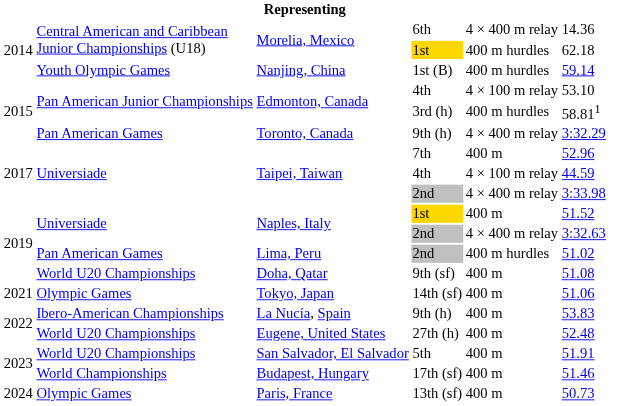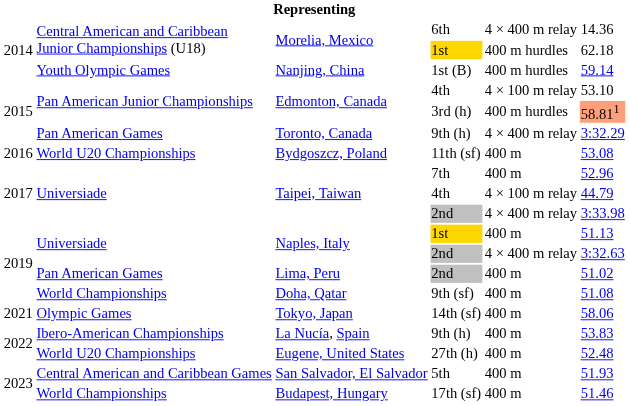(581, 112) no background -> (600, 112) lightsalmon background
+ row: (331, 154)
(578, 174) 44.59 -> (597, 194) 44.79
(578, 214) 51.52 -> (597, 234) 51.13
(507, 254) 400 m hurdles -> (503, 274) 400 m
(116, 274) World U20 Championships -> (102, 294) World Championships
(578, 294) 51.06 -> (597, 314) 58.06
(116, 354) World U20 Championships -> (154, 374) Central American and Caribbean Games
(578, 354) 51.91 -> (597, 374) 51.93
- row: (295, 394)
